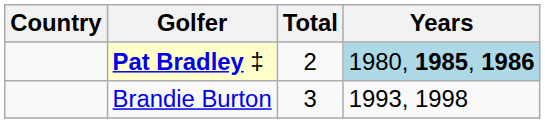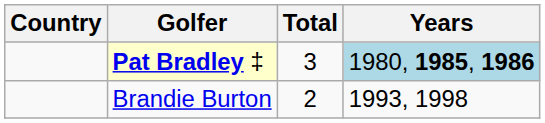(310, 61) 2 -> (310, 61) 3
(310, 99) 3 -> (310, 99) 2
